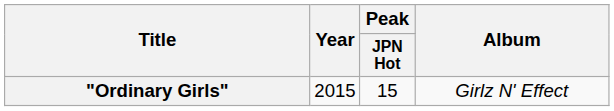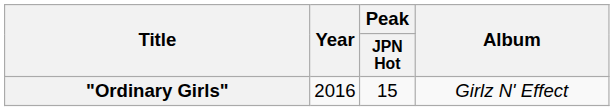(335, 90) 2015 -> (335, 90) 2016
